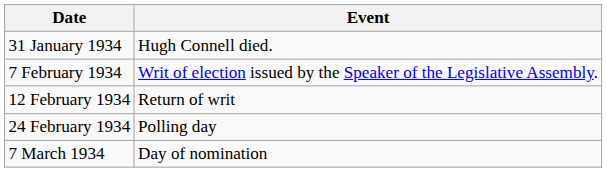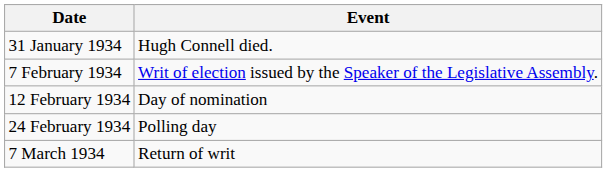(187, 99) Return of writ -> (203, 99) Day of nomination
(203, 153) Day of nomination -> (187, 153) Return of writ
